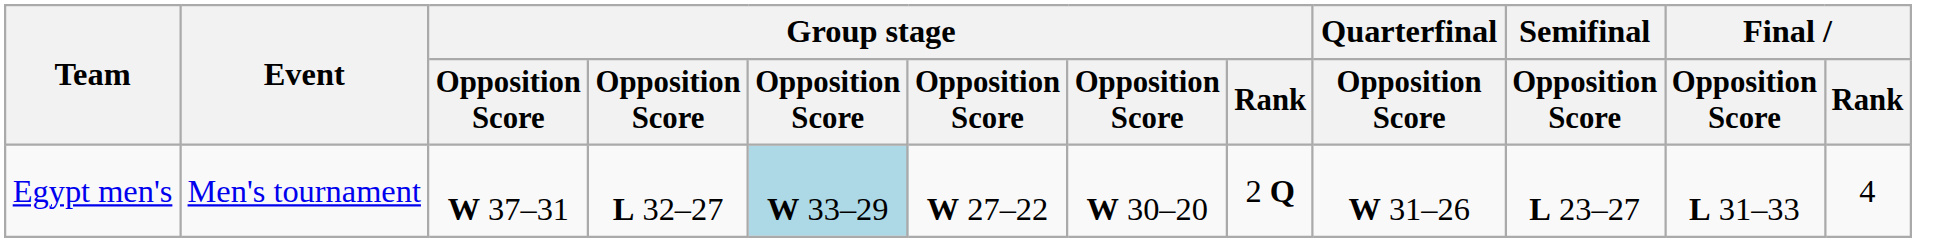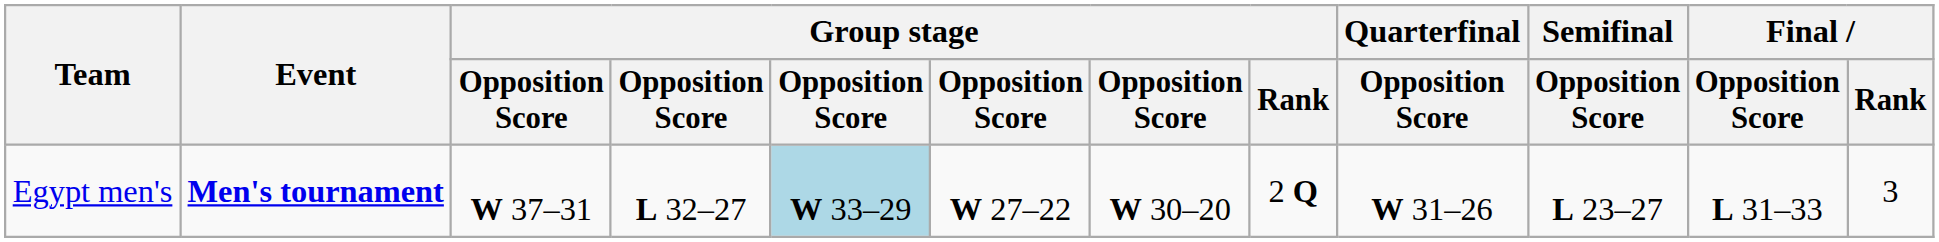(304, 190) normal -> (316, 190) bold
(1867, 190) 4 -> (1890, 190) 3
